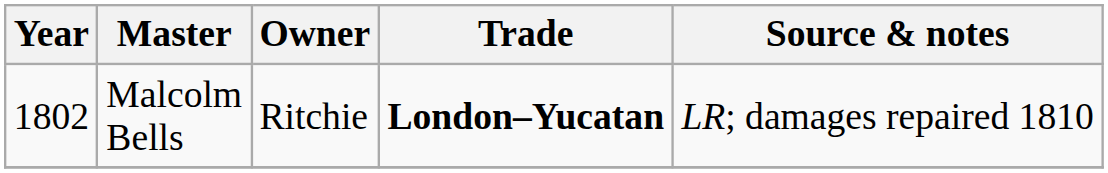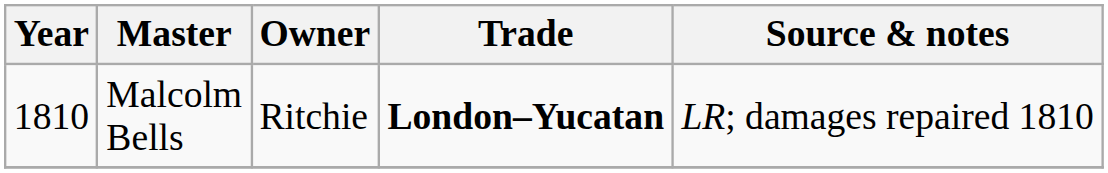(51, 115) 1802 -> (51, 115) 1810
